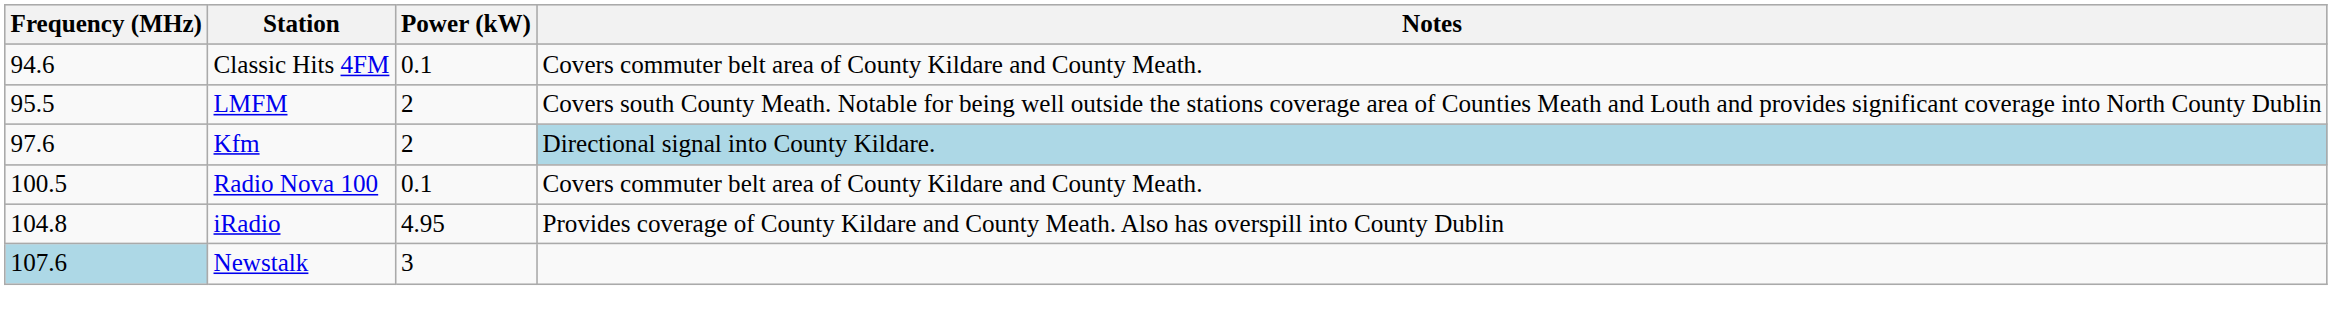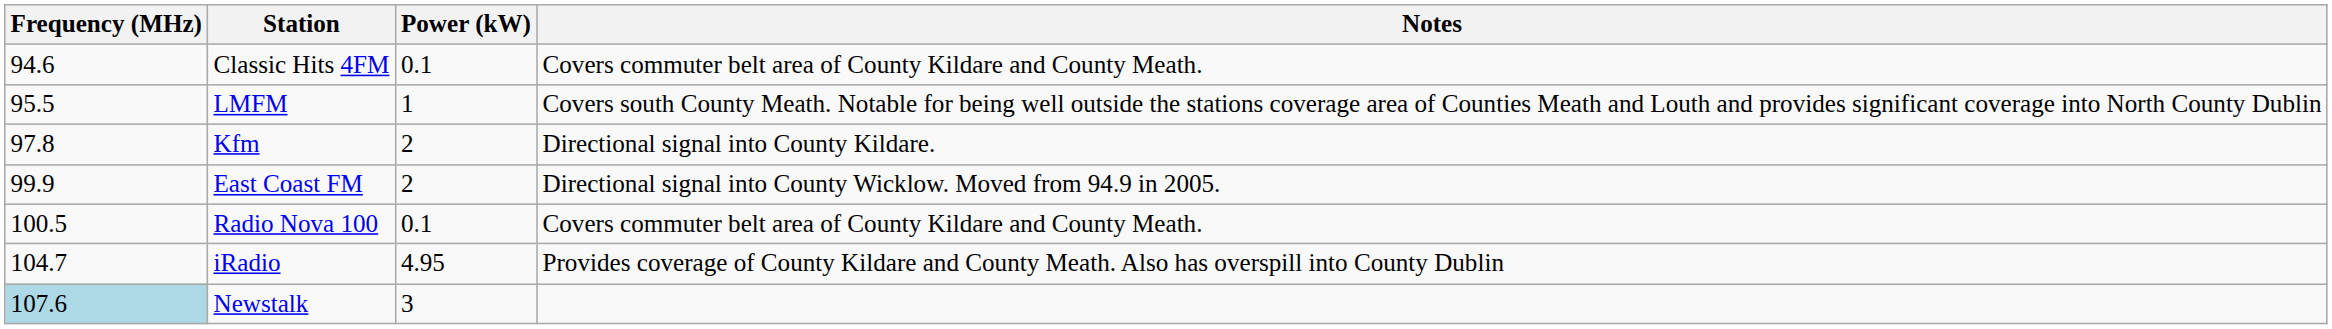(407, 104) 2 -> (407, 104) 1
(33, 143) 97.6 -> (33, 143) 97.8
(739, 143) lightblue background -> (739, 143) no background
+ row: (288, 183)
(39, 223) 104.8 -> (39, 263) 104.7
